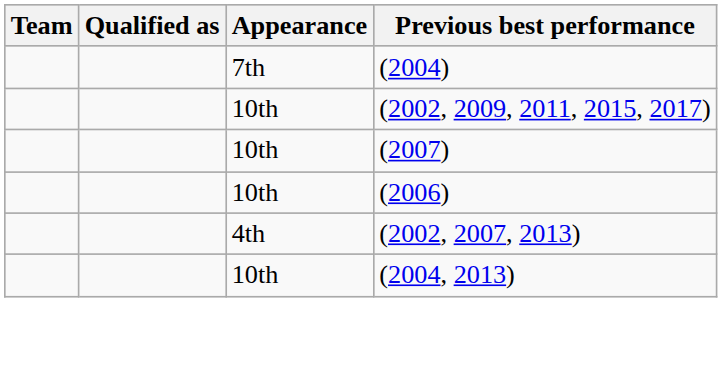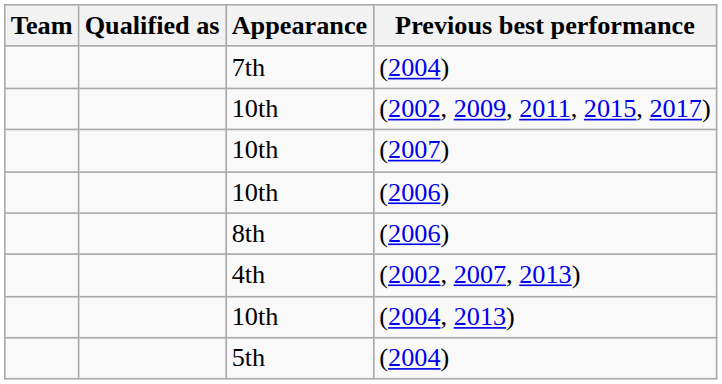+ row: (248, 233)
+ row: (248, 358)
